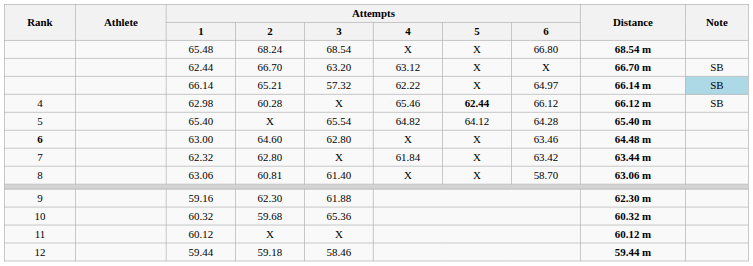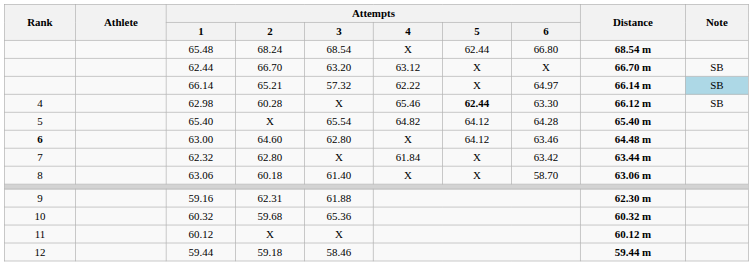(477, 49) X -> (477, 49) 62.44
(546, 103) 66.12 -> (546, 103) 63.30
(477, 139) X -> (477, 139) 64.12
(270, 175) 60.81 -> (270, 175) 60.18
(270, 198) 62.30 -> (270, 198) 62.31
